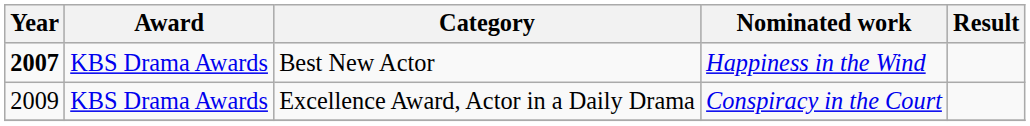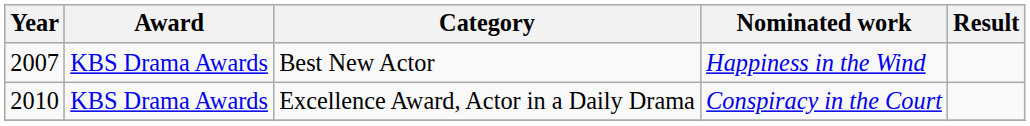(35, 62) bold -> (35, 62) normal
(35, 100) 2009 -> (35, 100) 2010
